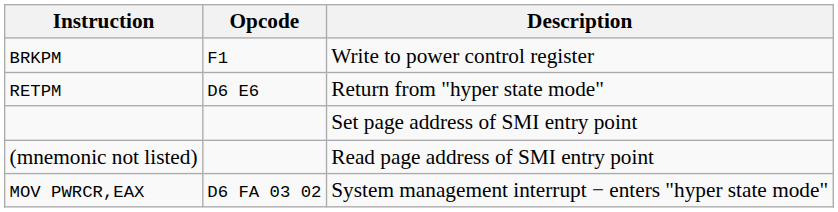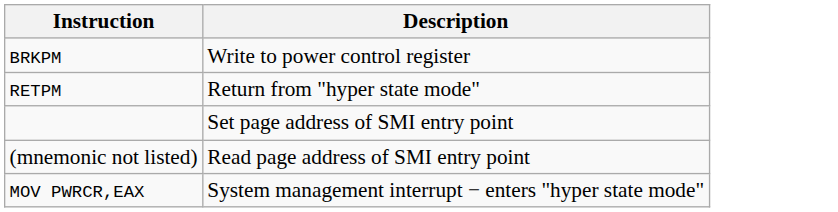- column: (264, 21)
